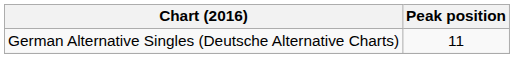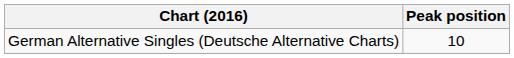(456, 41) 11 -> (456, 41) 10
